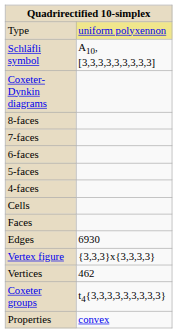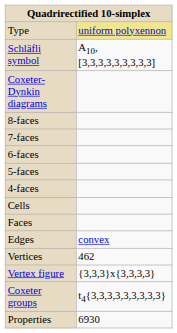(89, 239) 6930 -> (94, 239) convex
rows swapped: (25, 273) <-> (36, 256)
(94, 319) convex -> (89, 319) 6930
